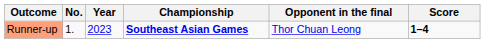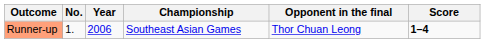(99, 30) 2023 -> (99, 30) 2006
(187, 30) bold -> (184, 30) normal
